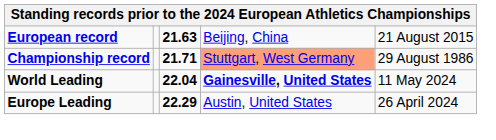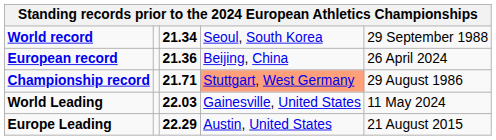+ row: (50, 37)
(180, 37) 21.63 -> (180, 59) 21.36
(426, 37) 21 August 2015 -> (407, 59) 26 April 2024
(180, 80) 22.04 -> (180, 102) 22.03
(287, 80) bold -> (282, 102) normal
(418, 102) 26 April 2024 -> (415, 124) 21 August 2015
